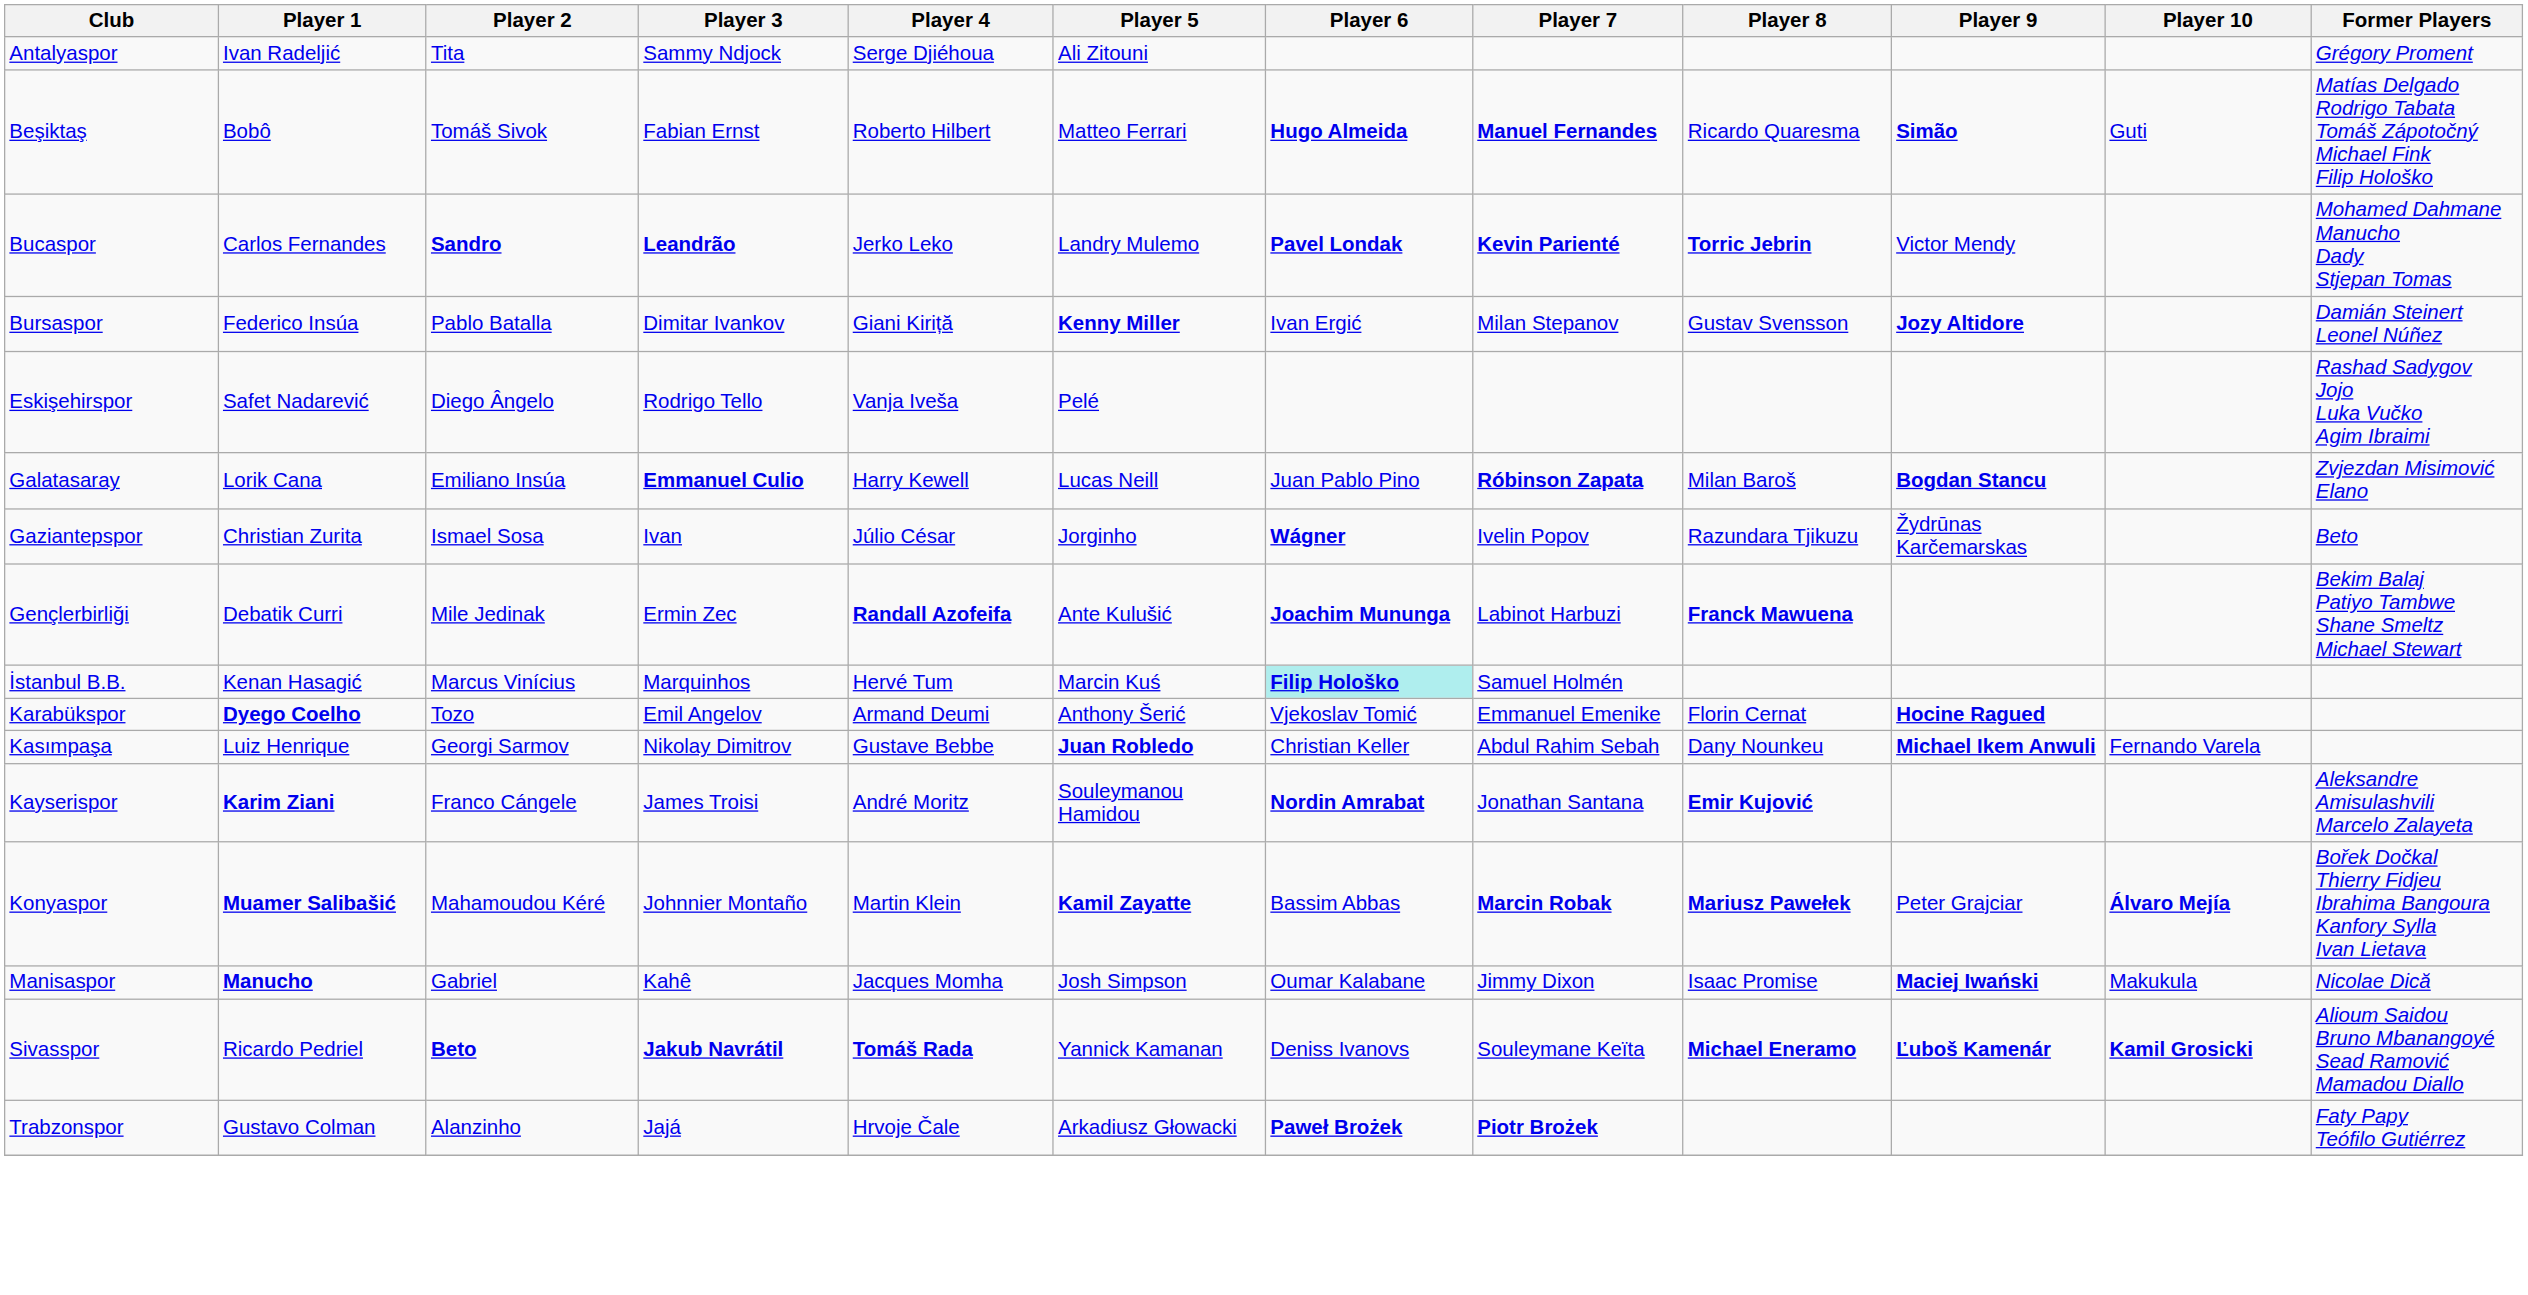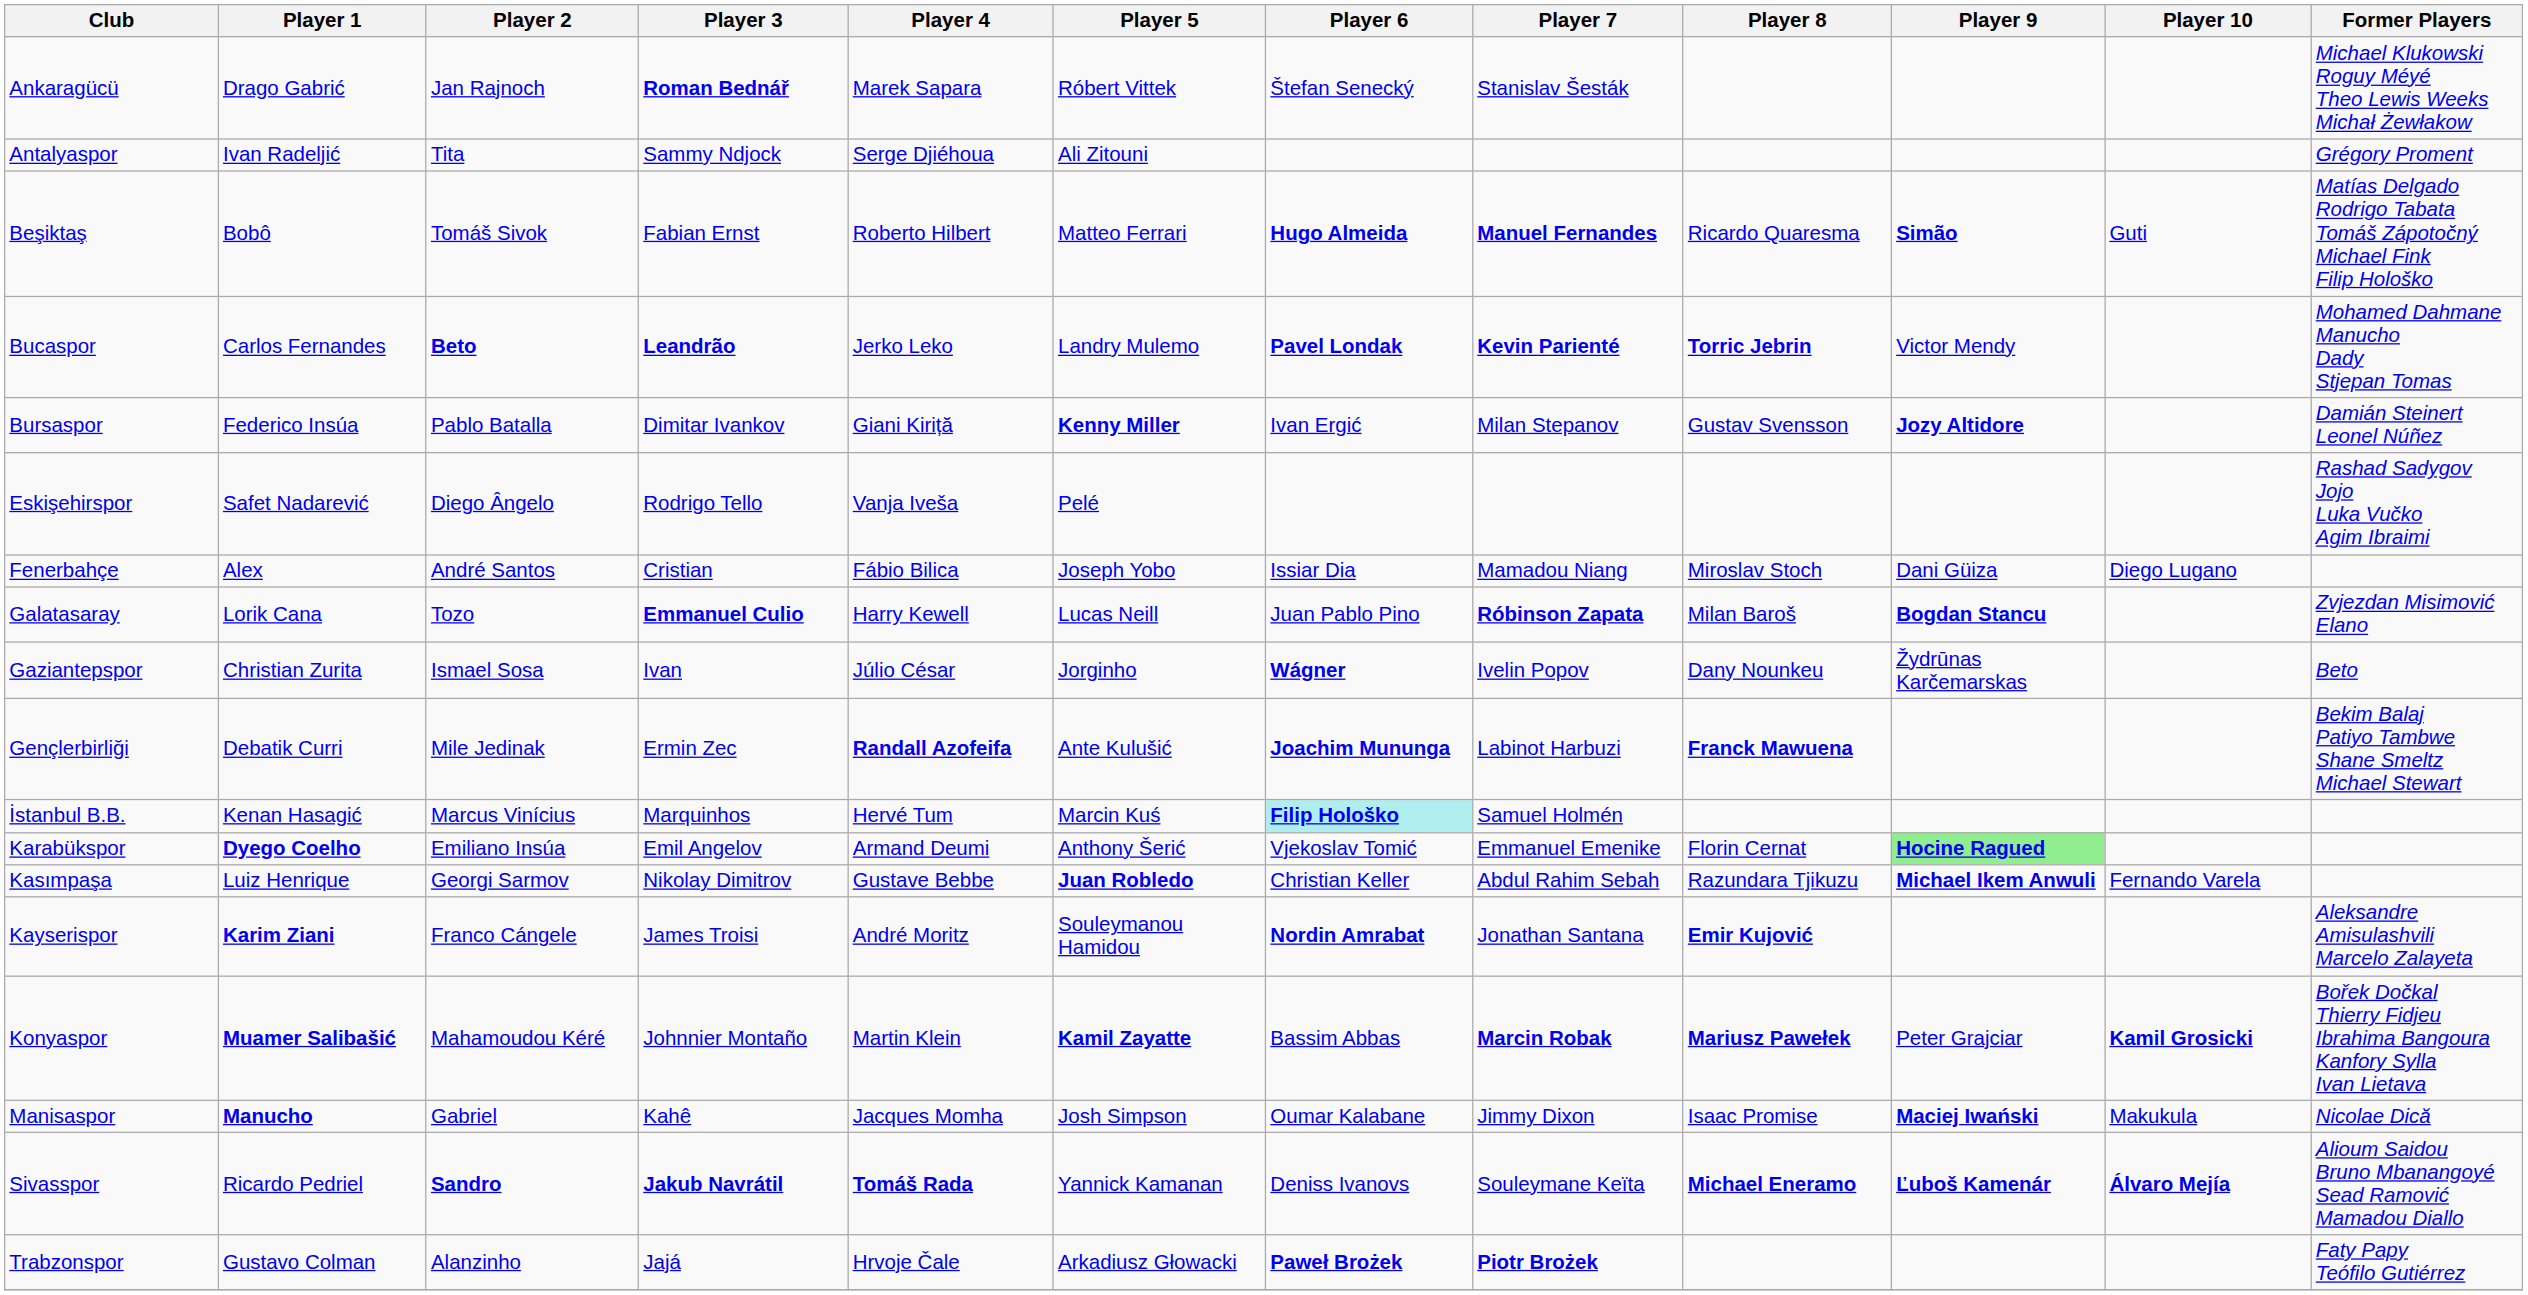+ row: (64, 87)
(466, 244) Sandro -> (454, 346) Beto
+ row: (64, 570)
(498, 480) Emiliano Insúa -> (453, 614) Tozo
(1773, 536) Razundara Tjikuzu -> (1756, 670) Dany Nounkeu
(453, 714) Tozo -> (498, 848) Emiliano Insúa
(1971, 714) no background -> (1971, 848) lightgreen background
(1756, 746) Dany Nounkeu -> (1773, 880) Razundara Tjikuzu
(2170, 903) Álvaro Mejía -> (2181, 1037) Kamil Grosicki
(454, 1049) Beto -> (466, 1183) Sandro
(2181, 1049) Kamil Grosicki -> (2170, 1183) Álvaro Mejía
